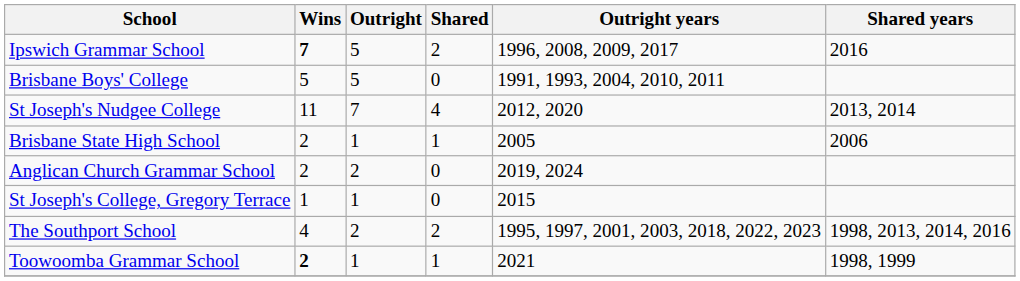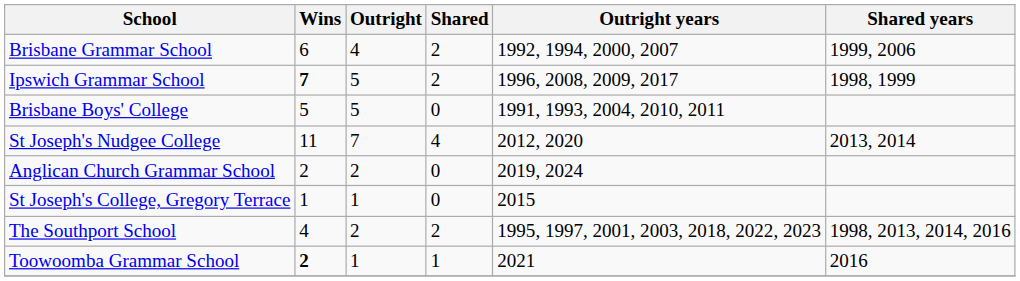+ row: (111, 49)
(849, 49) 2016 -> (873, 79) 1998, 1999
- row: (114, 140)
(873, 261) 1998, 1999 -> (849, 261) 2016
